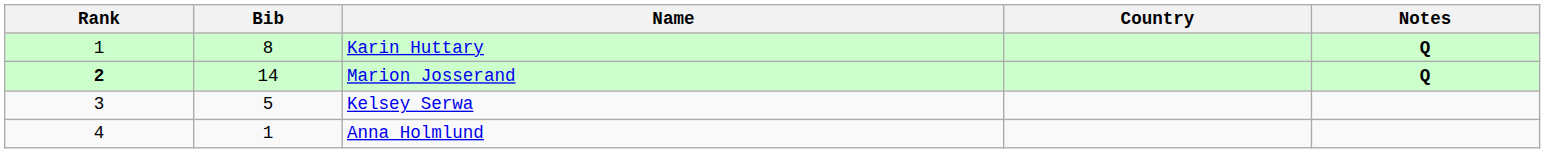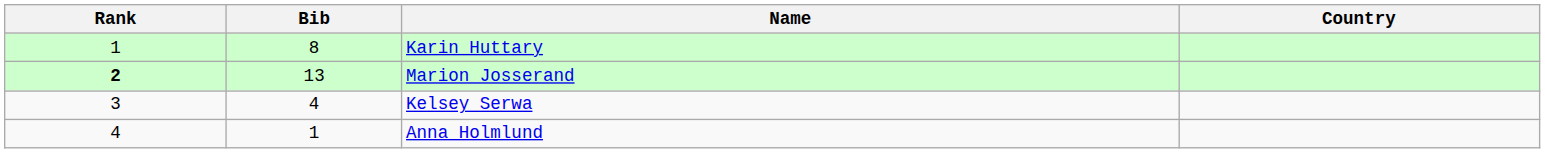- column: (1425, 19)
(268, 76) 14 -> (314, 76) 13
(268, 105) 5 -> (314, 105) 4
